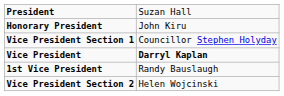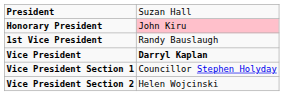(162, 26) no background -> (162, 26) pink background
rows swapped: (54, 69) <-> (70, 40)
